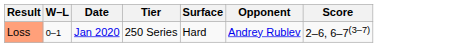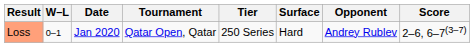+ column: (170, 13)
